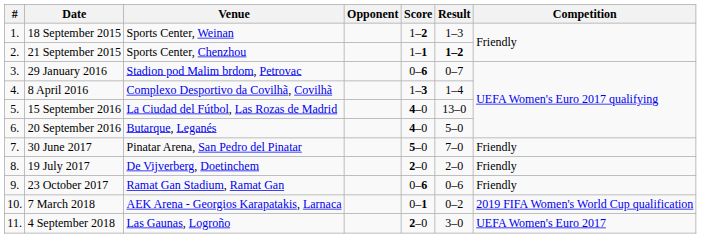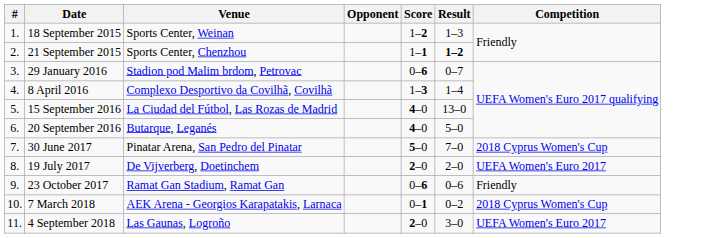(496, 147) Friendly -> (542, 147) 2018 Cyprus Women's Cup
(496, 166) Friendly -> (541, 166) UEFA Women's Euro 2017
(585, 204) 2019 FIFA Women's World Cup qualification -> (542, 204) 2018 Cyprus Women's Cup
